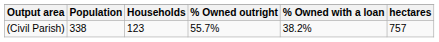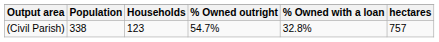(205, 28) 55.7% -> (205, 28) 54.7%
(297, 28) 38.2% -> (297, 28) 32.8%
